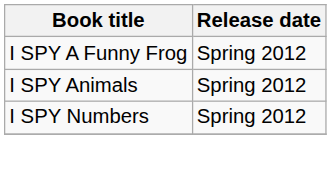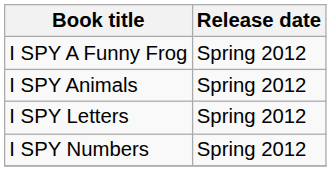+ row: (69, 117)
